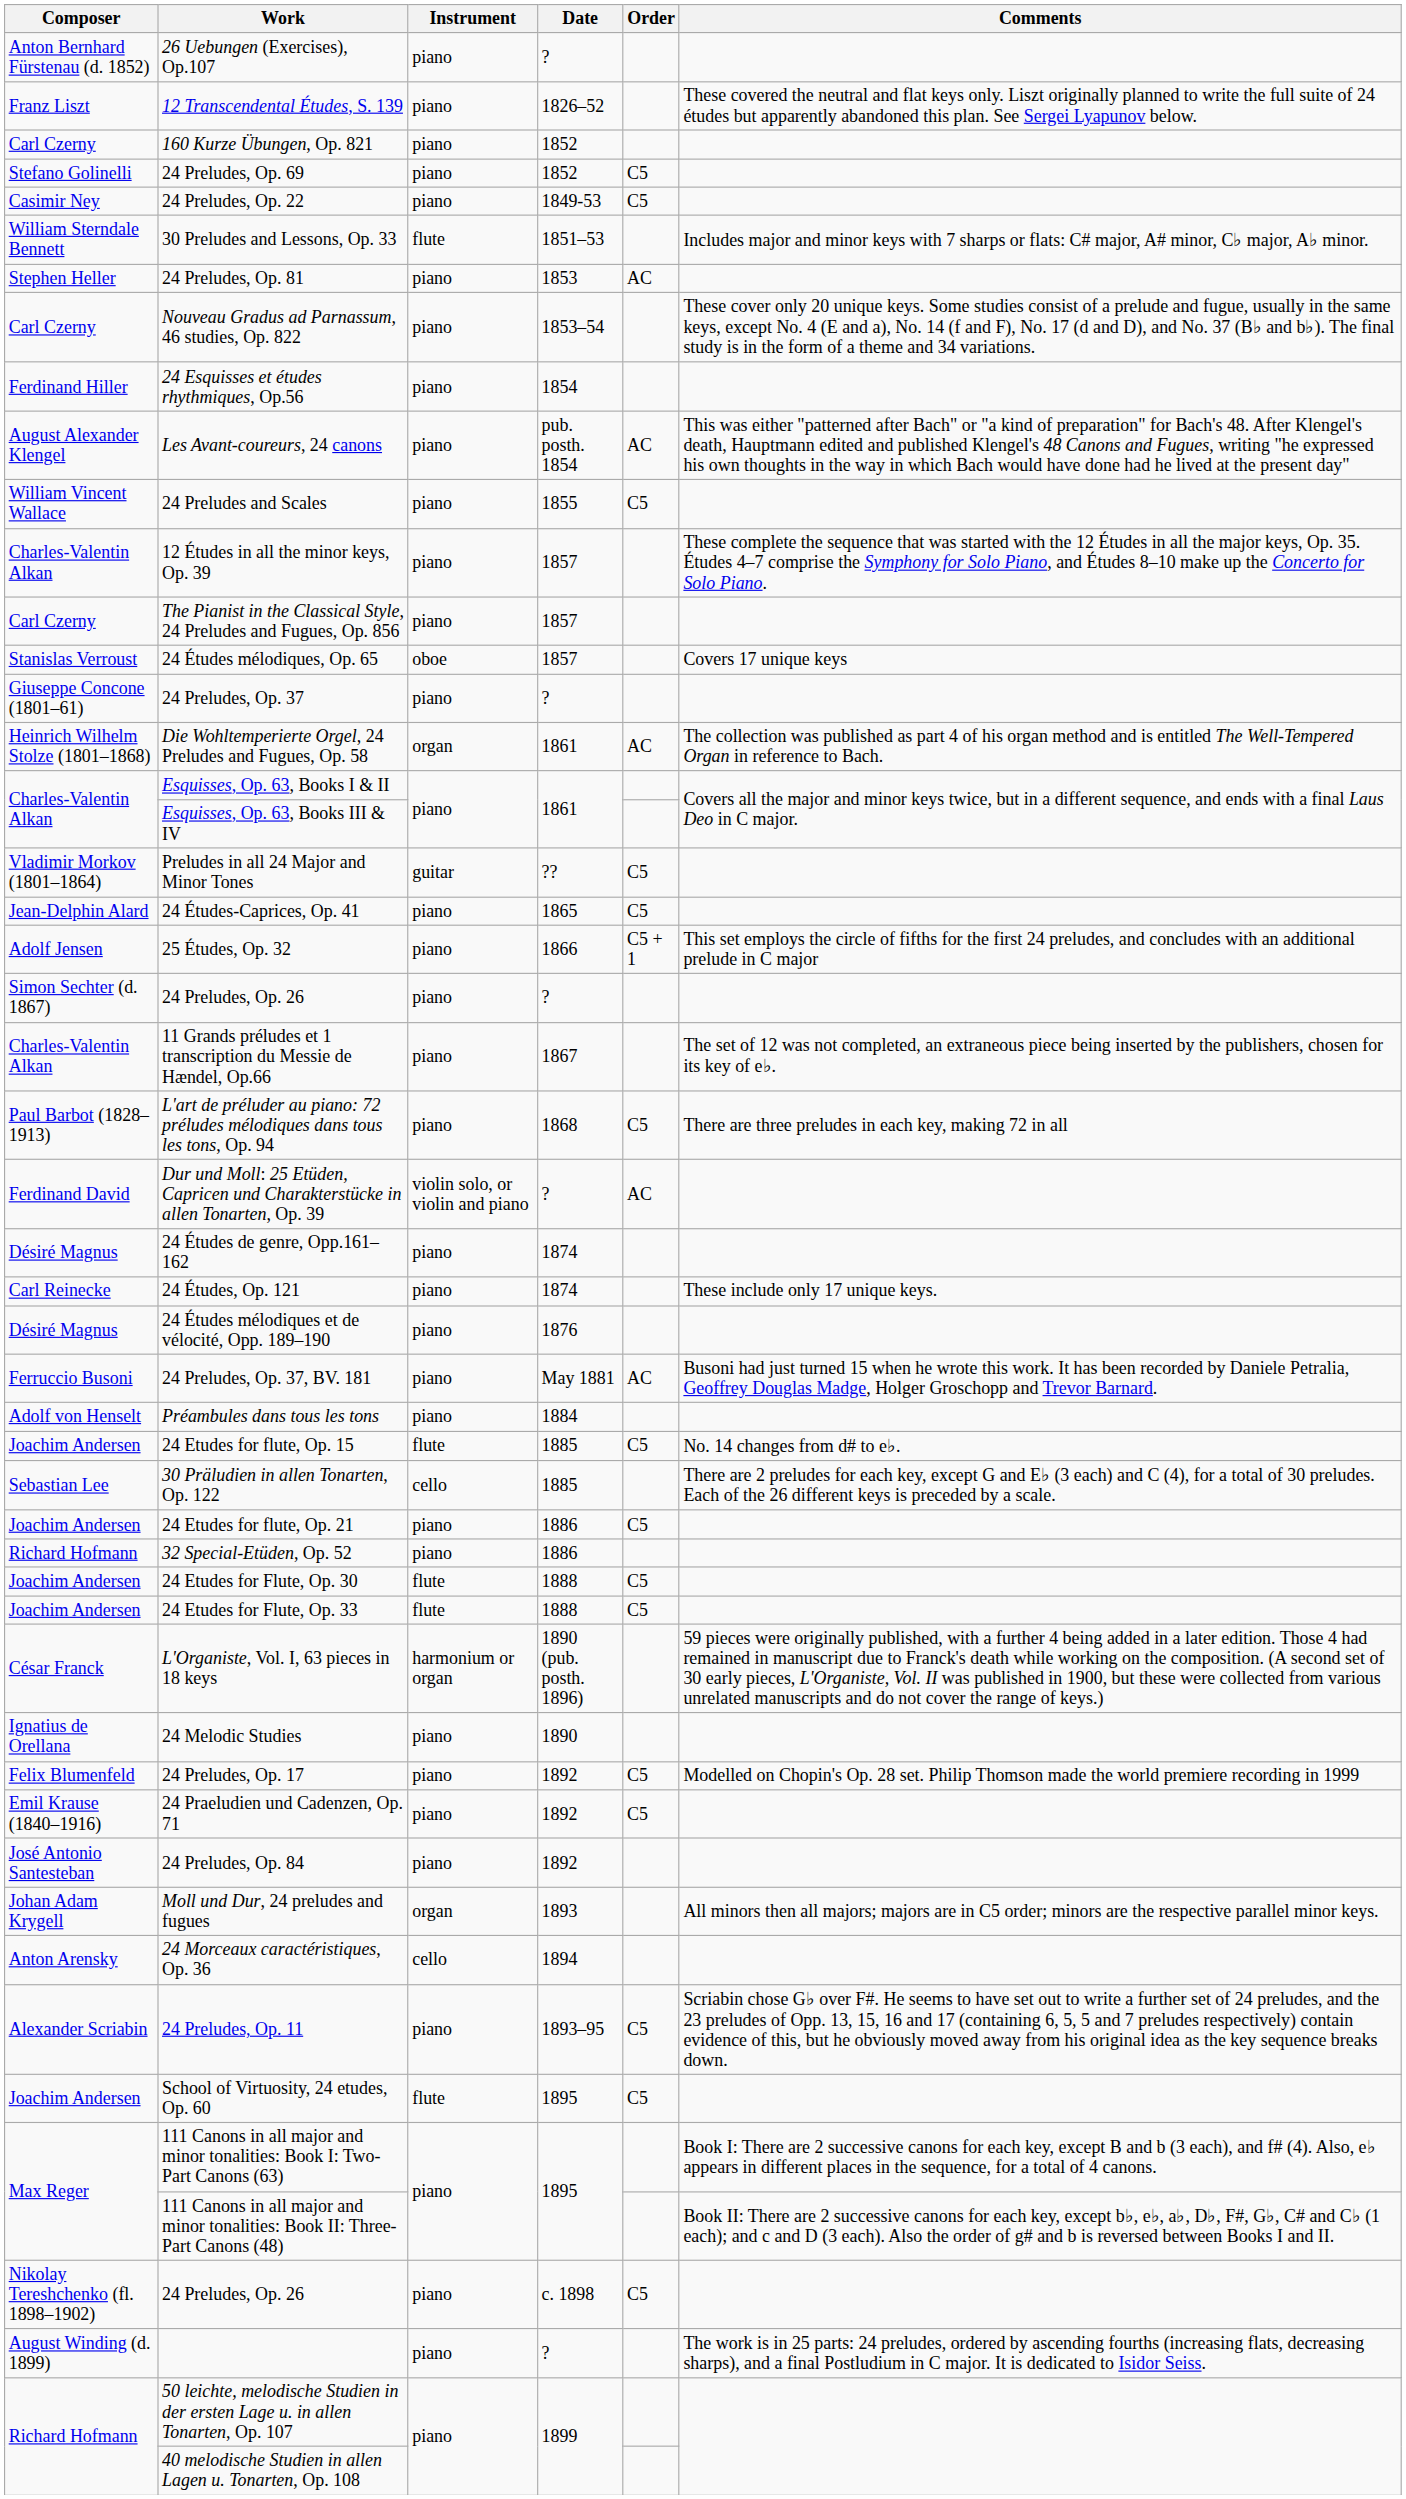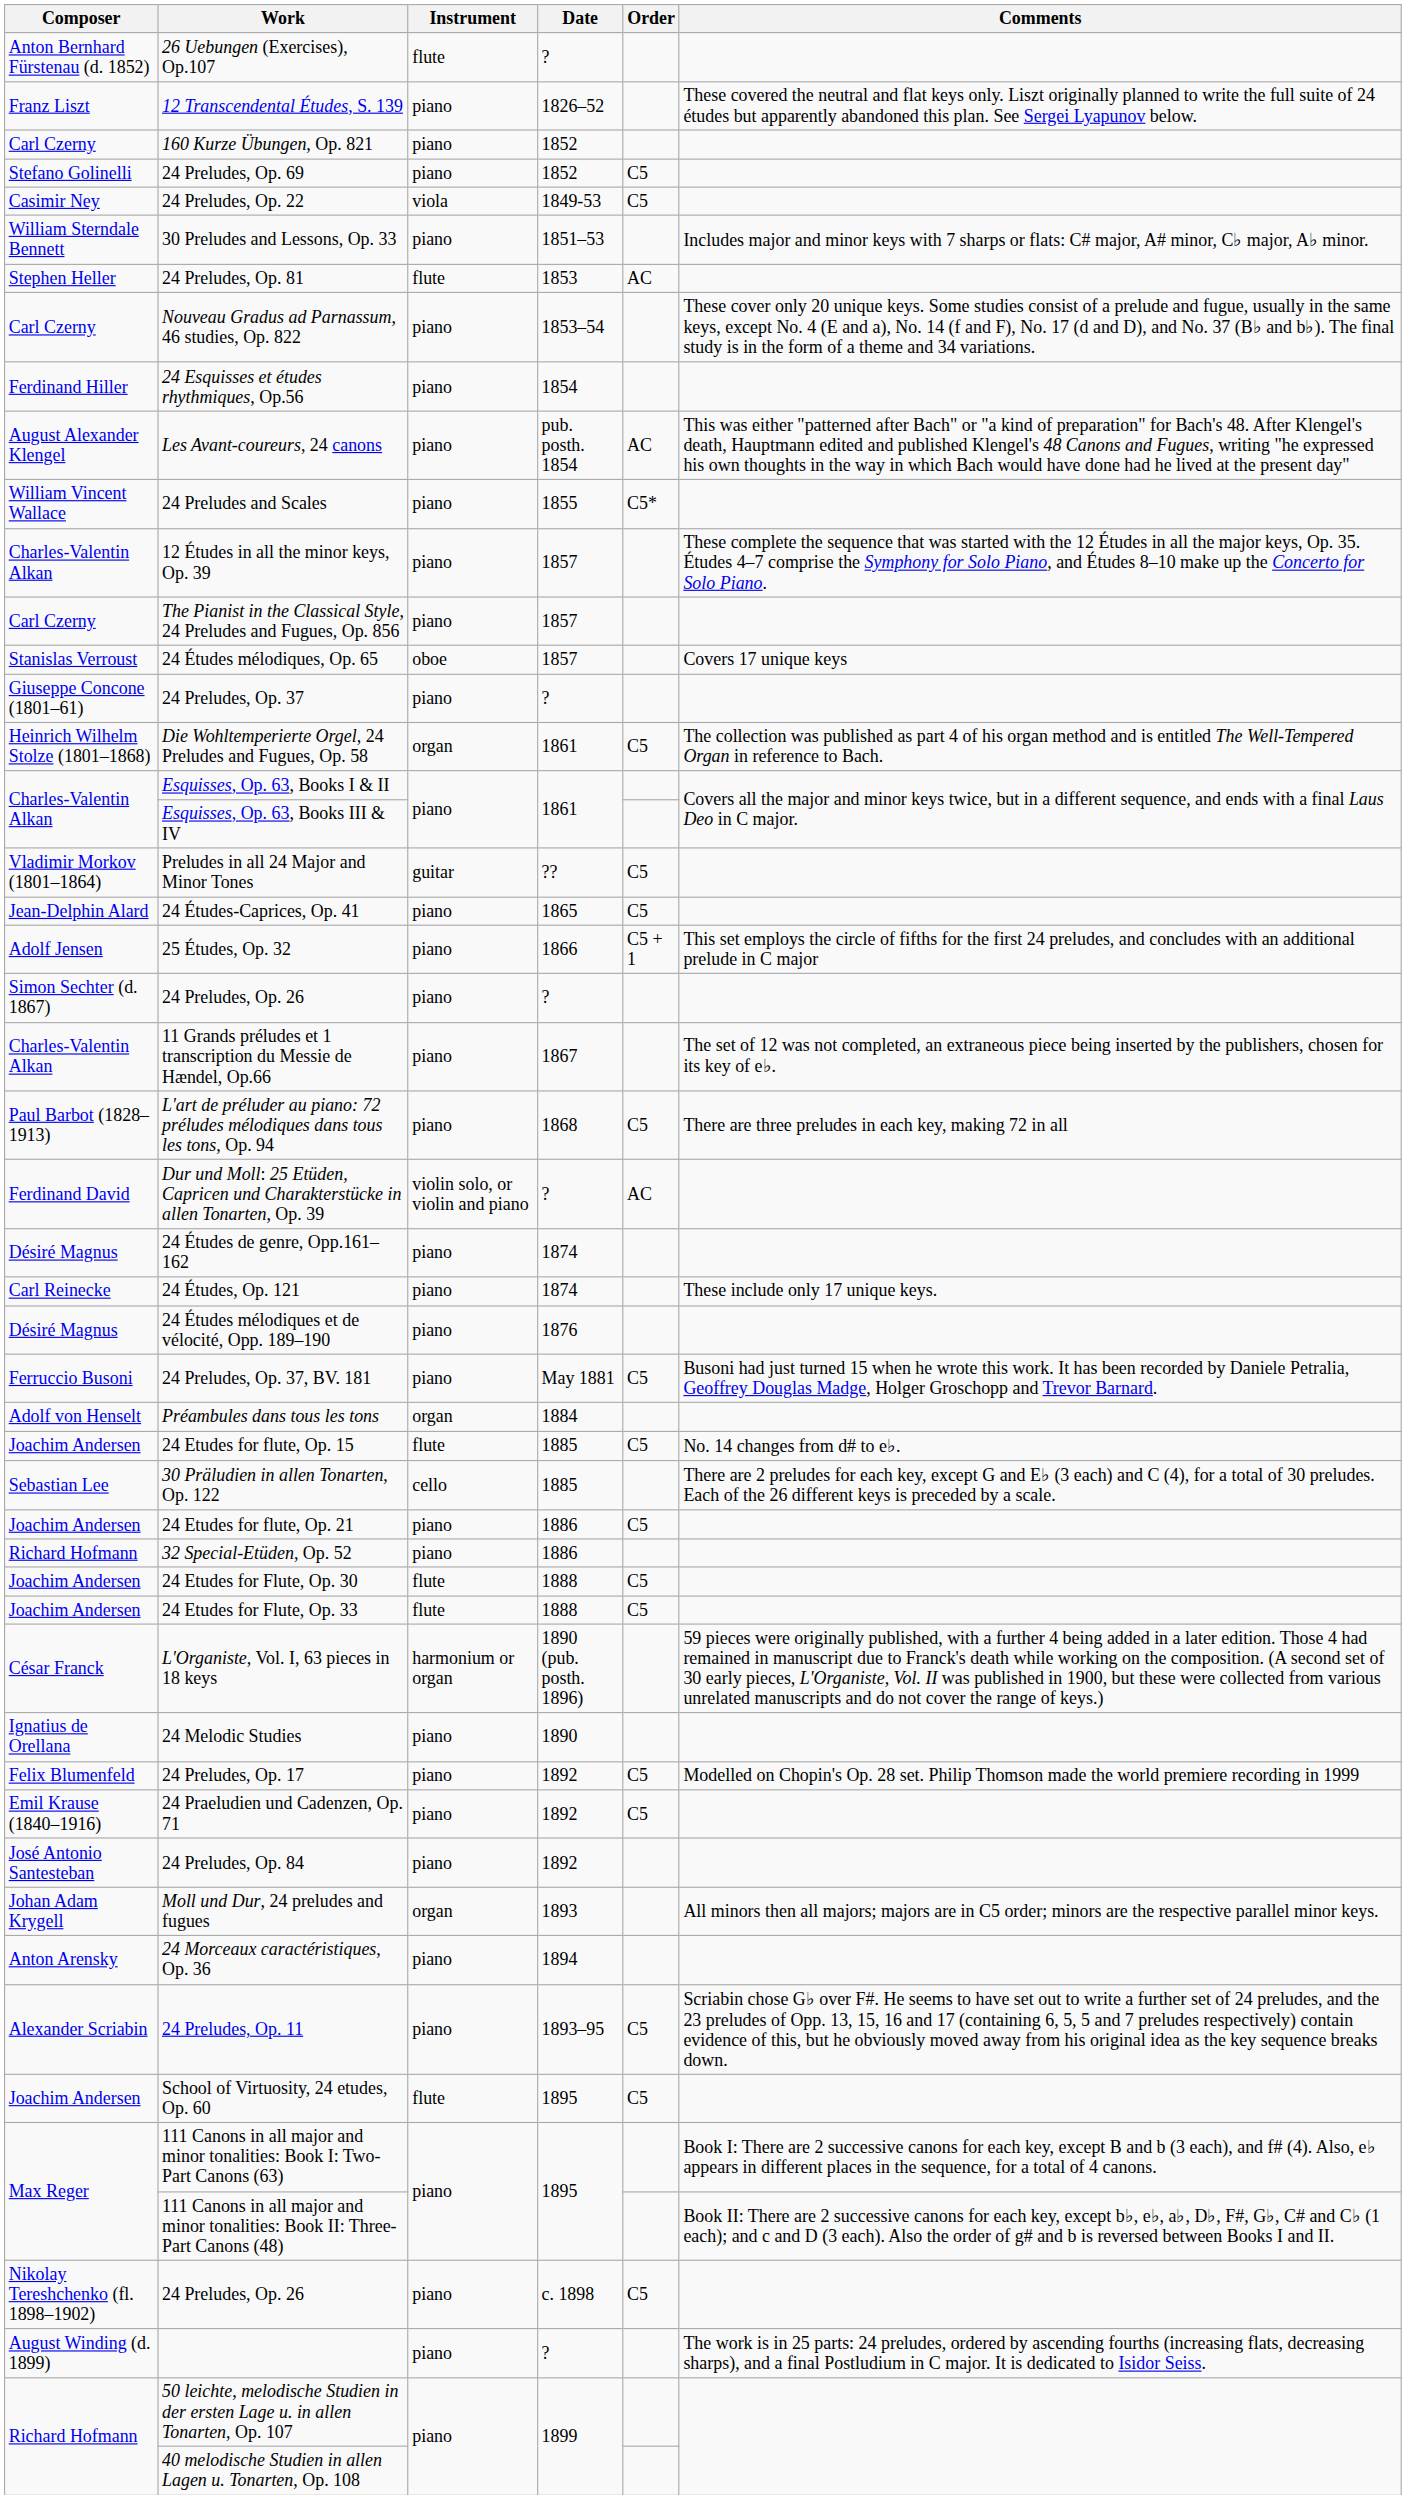(432, 57) piano -> (429, 57) flute
(432, 201) piano -> (430, 201) viola
(429, 239) flute -> (432, 239) piano
(432, 278) piano -> (429, 278) flute
(638, 503) C5 -> (642, 503) C5*
(640, 746) AC -> (638, 746) C5
(640, 1378) AC -> (638, 1378) C5
(432, 1416) piano -> (432, 1416) organ
(430, 1959) cello -> (432, 1959) piano
